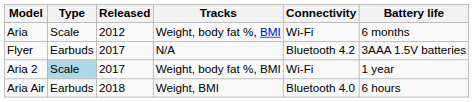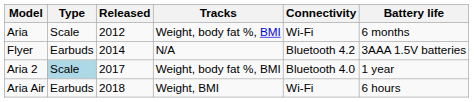(112, 50) 2017 -> (112, 50) 2014
(300, 69) Wi-Fi -> (321, 69) Bluetooth 4.0
(321, 87) Bluetooth 4.0 -> (300, 87) Wi-Fi
